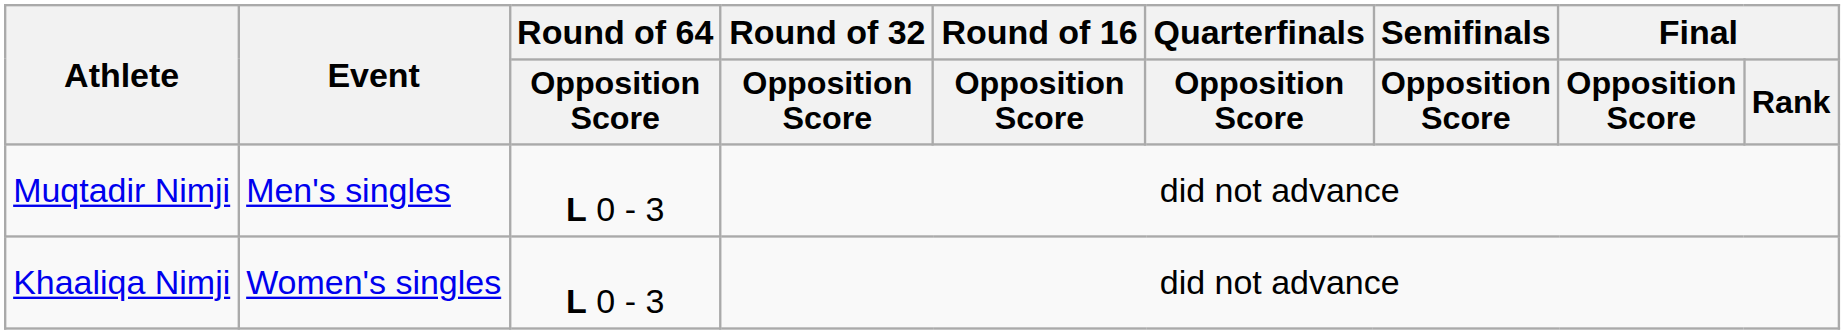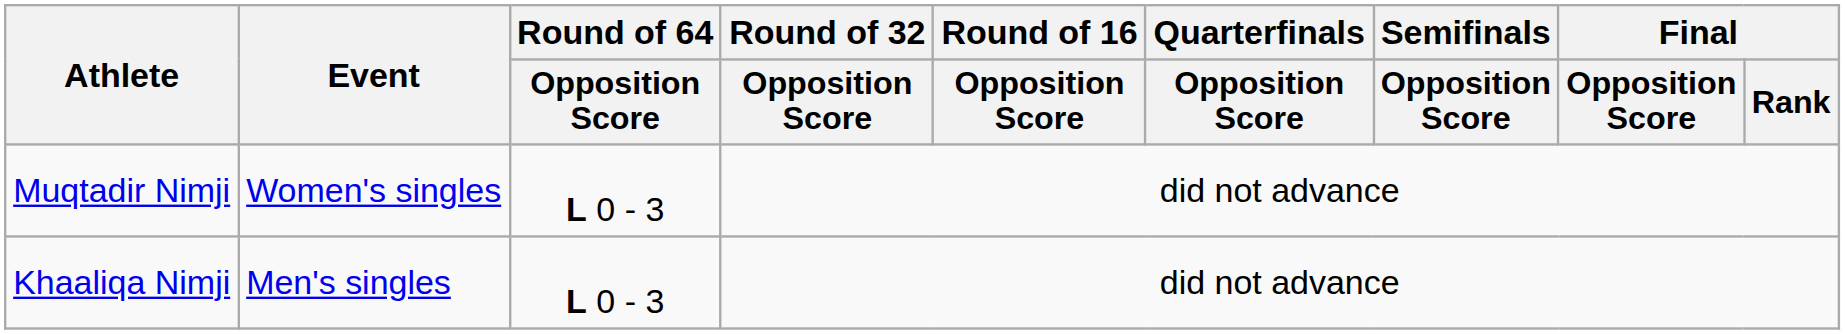(349, 191) Men's singles -> (374, 191) Women's singles
(374, 283) Women's singles -> (349, 283) Men's singles
